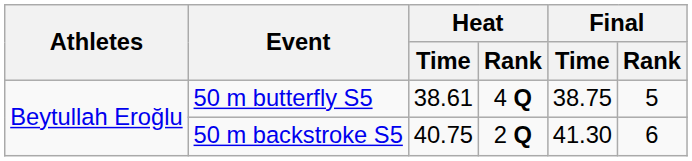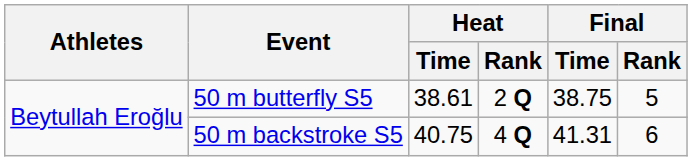(513, 98) 4 Q -> (513, 98) 2 Q
(513, 135) 2 Q -> (513, 135) 4 Q
(582, 135) 41.30 -> (582, 135) 41.31
